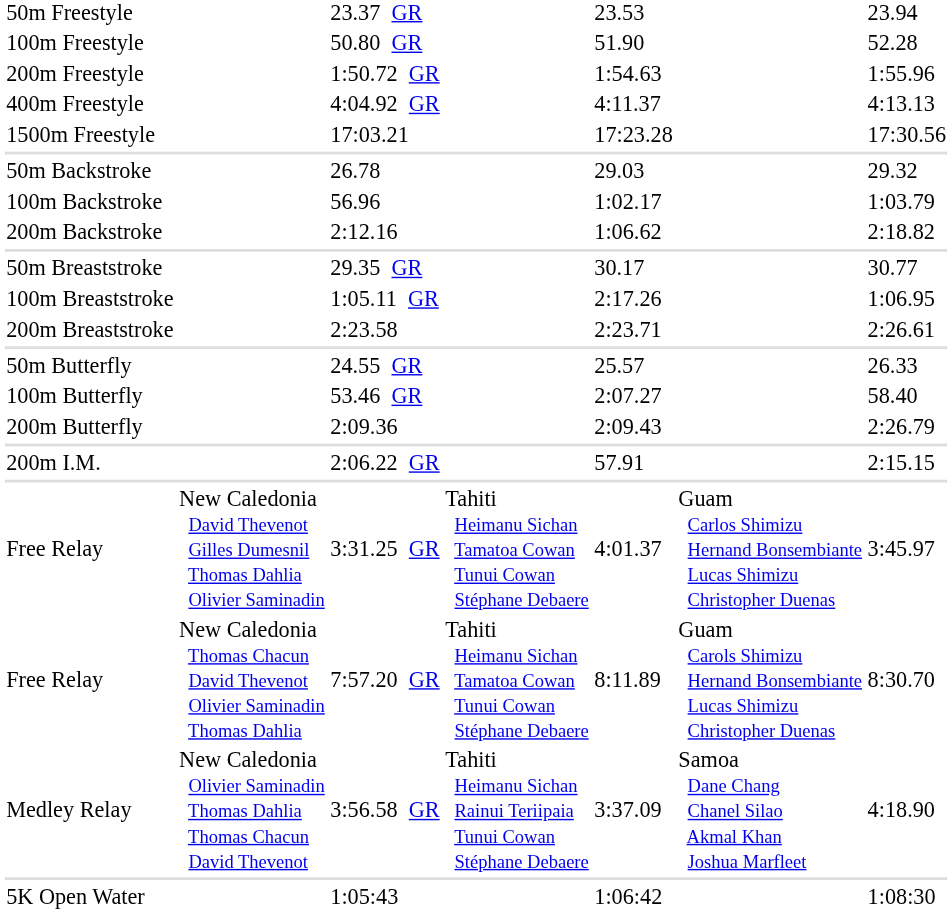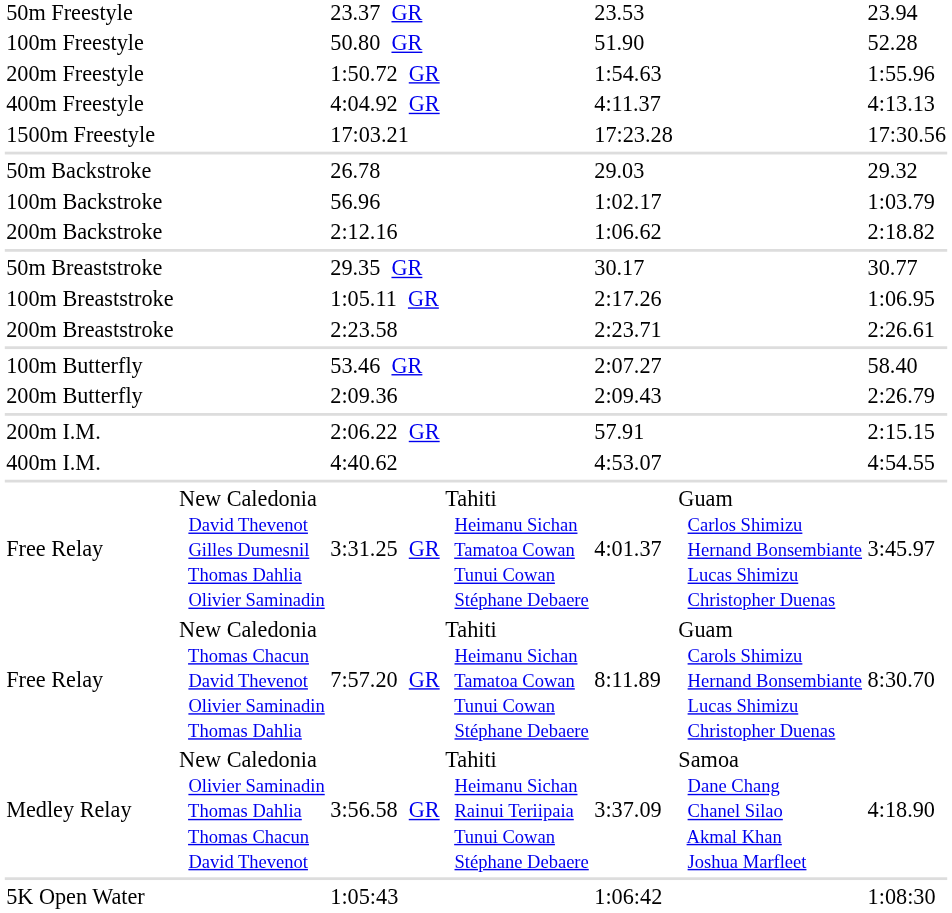- row: (69, 365)
+ row: (53, 462)
